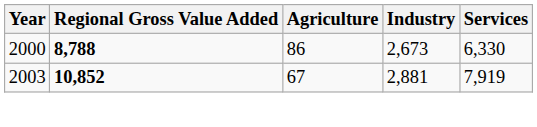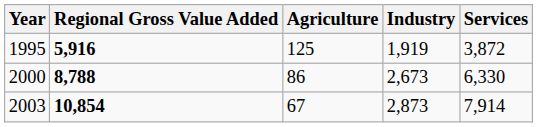+ row: (27, 48)
(79, 77) 10,852 -> (79, 106) 10,854
(408, 77) 2,881 -> (408, 106) 2,873
(485, 77) 7,919 -> (485, 106) 7,914
